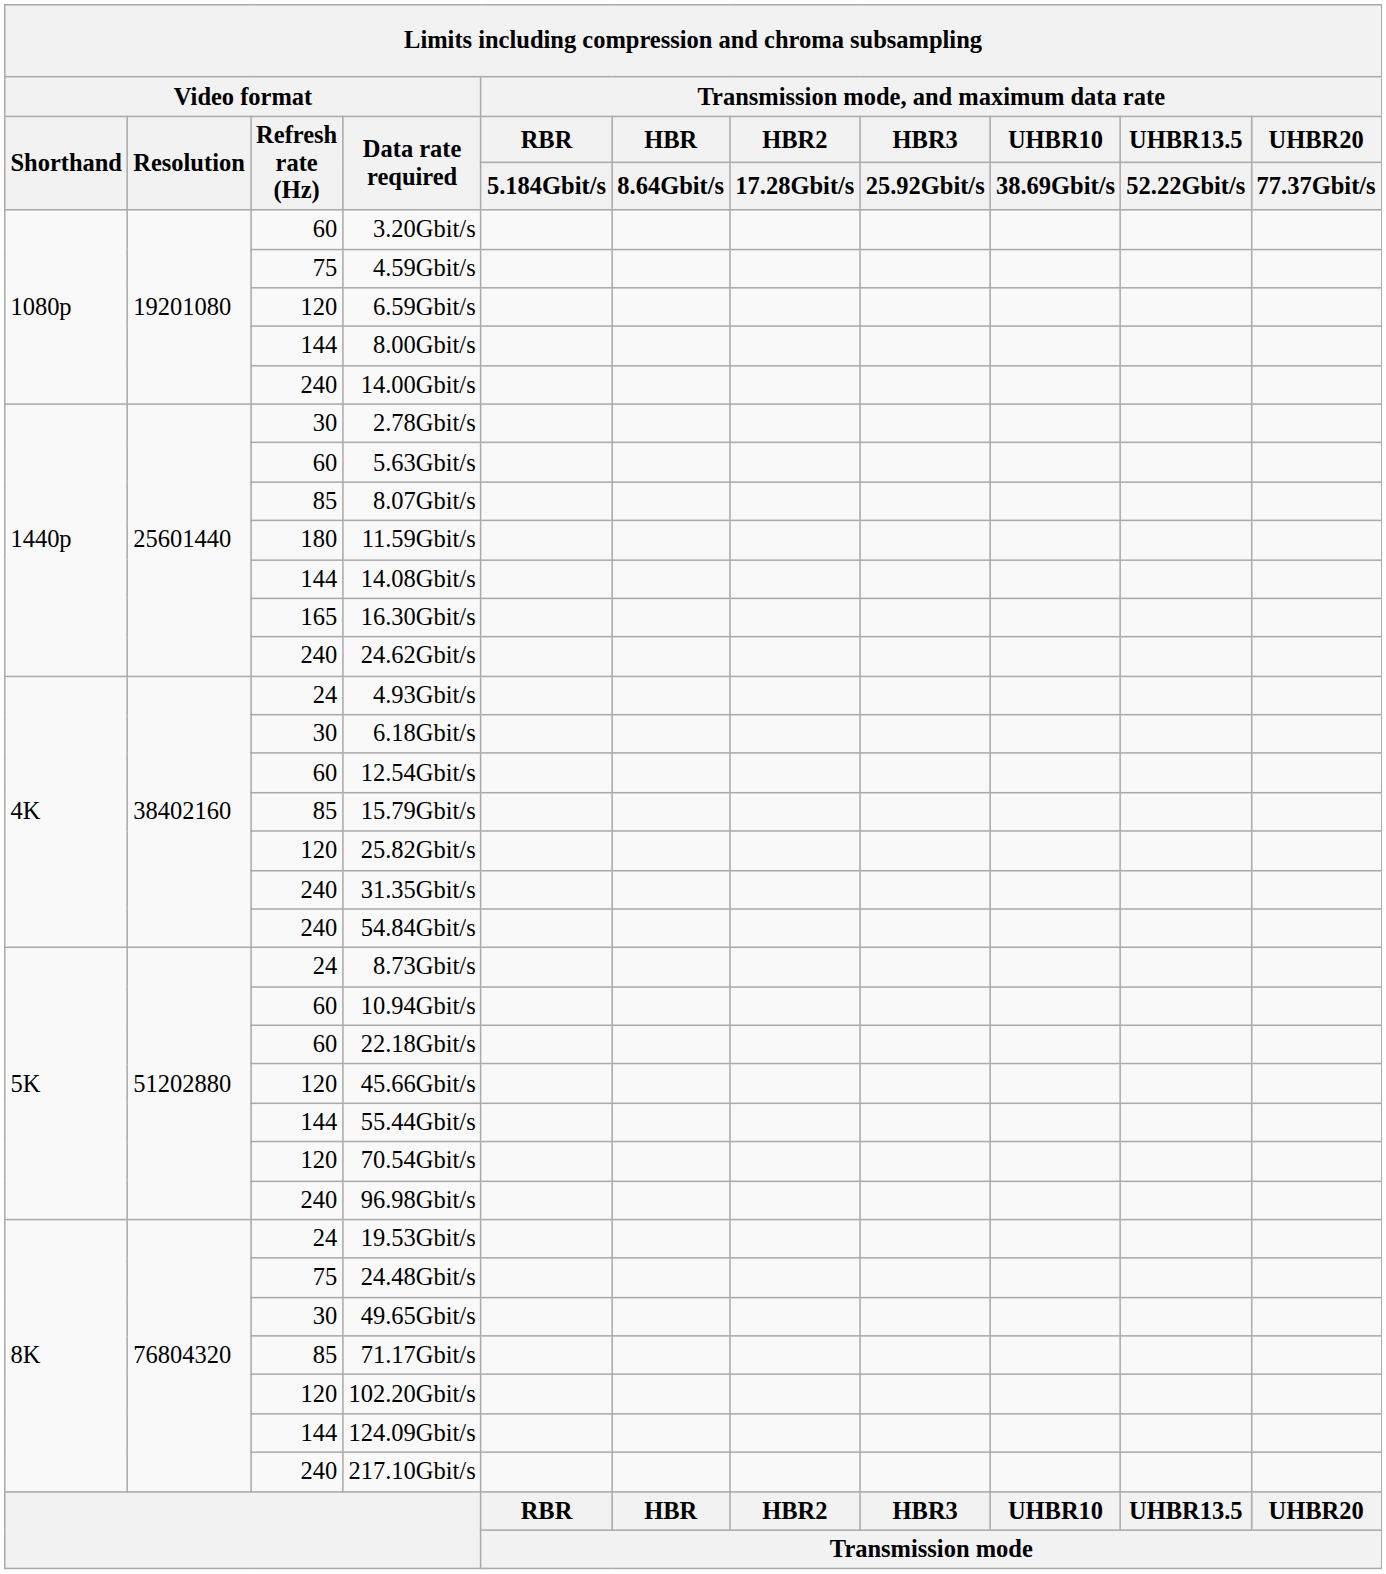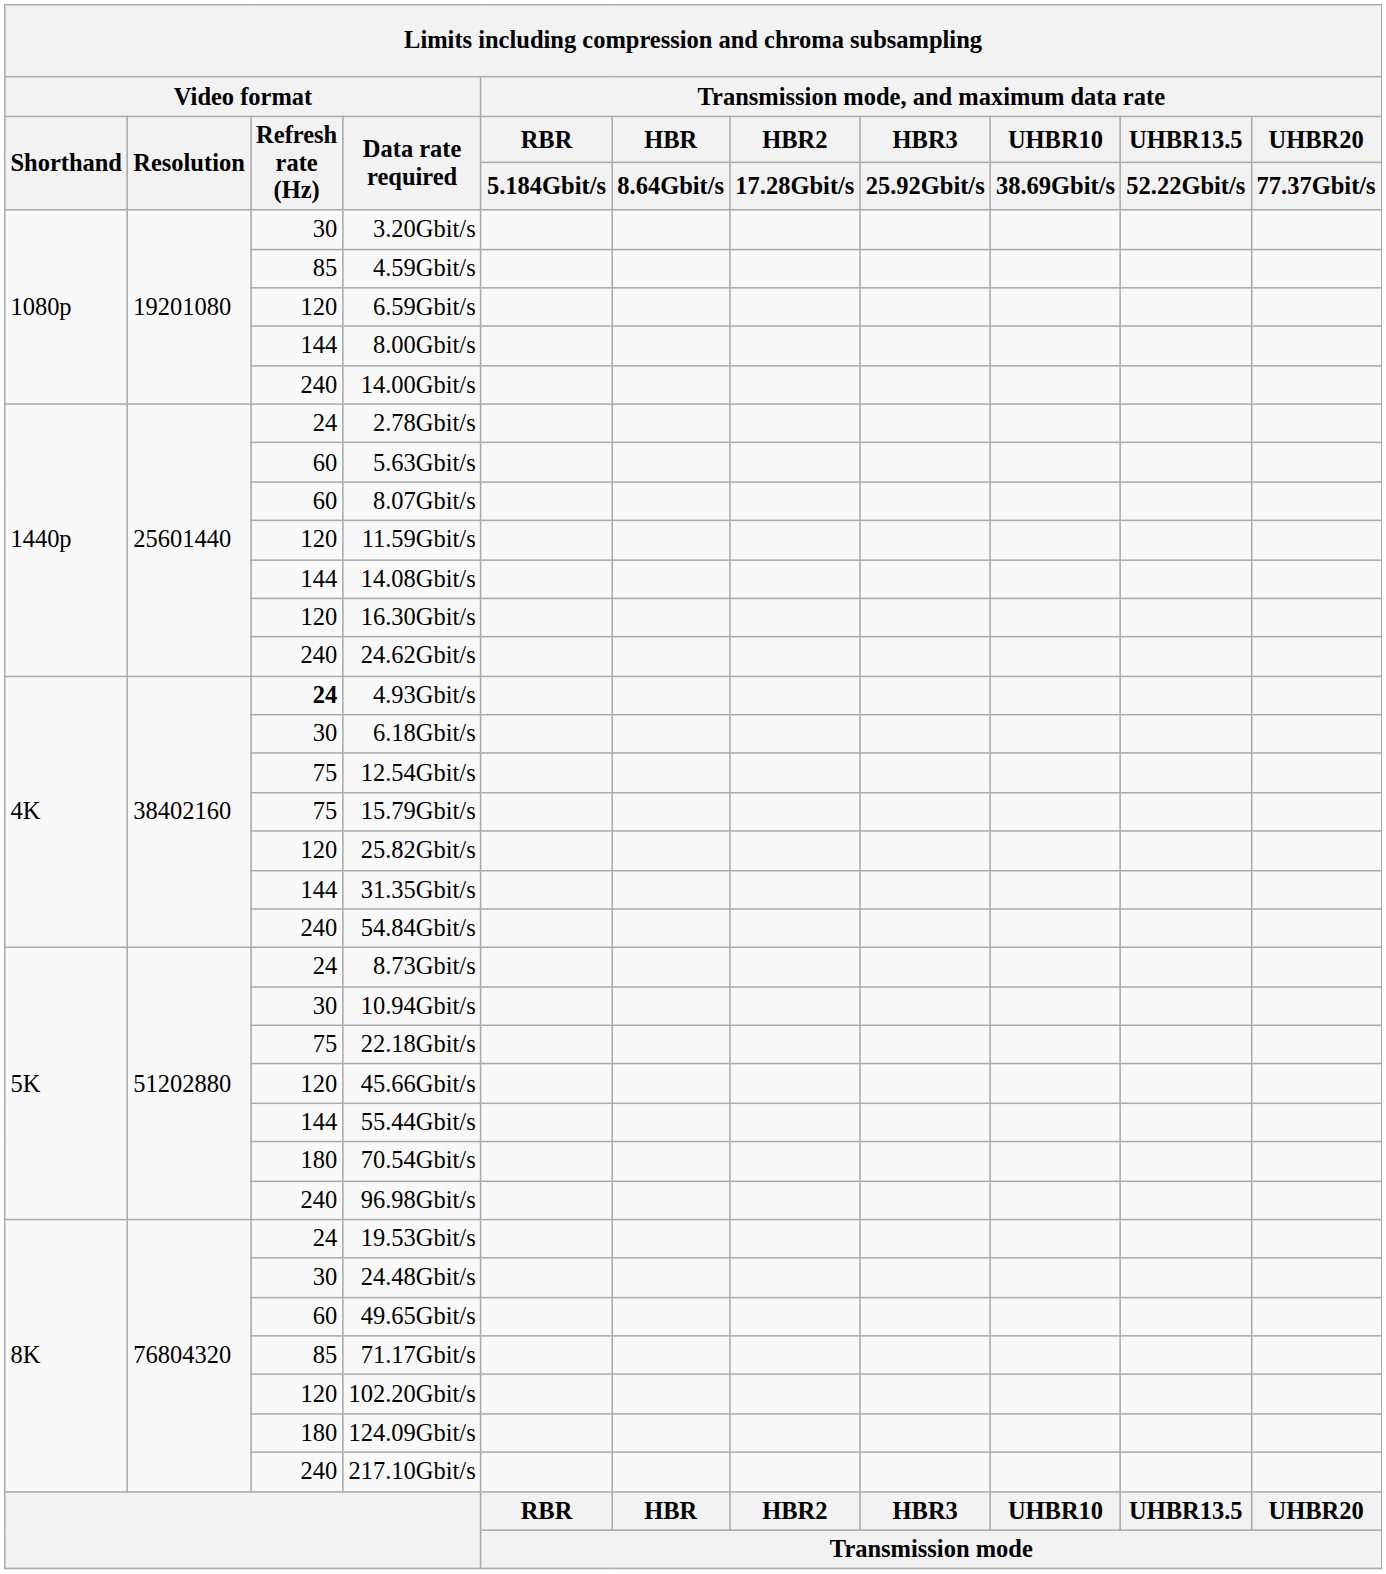(325, 229) 60 -> (325, 229) 30
(325, 267) 75 -> (325, 267) 85
(325, 423) 30 -> (325, 423) 24
(325, 500) 85 -> (325, 500) 60
(319, 539) 180 -> (319, 539) 120
(319, 617) 165 -> (319, 617) 120
(325, 695) normal -> (325, 695) bold
(325, 772) 60 -> (325, 772) 75
(325, 811) 85 -> (325, 811) 75
(319, 889) 240 -> (319, 889) 144
(325, 1005) 60 -> (325, 1005) 30
(325, 1044) 60 -> (325, 1044) 75
(319, 1160) 120 -> (319, 1160) 180
(325, 1277) 75 -> (325, 1277) 30
(325, 1316) 30 -> (325, 1316) 60
(319, 1432) 144 -> (319, 1432) 180
